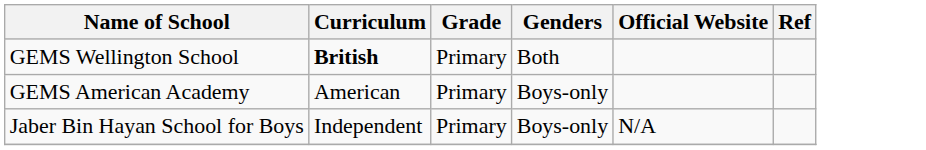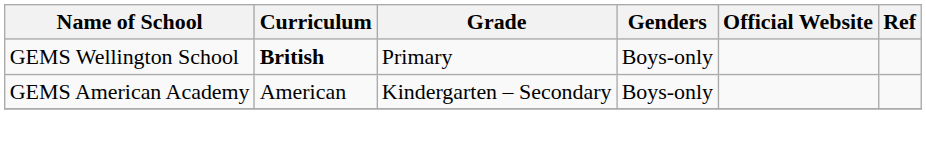(538, 56) Both -> (667, 56) Boys-only
(471, 91) Primary -> (497, 91) Kindergarten – Secondary
- row: (157, 126)
